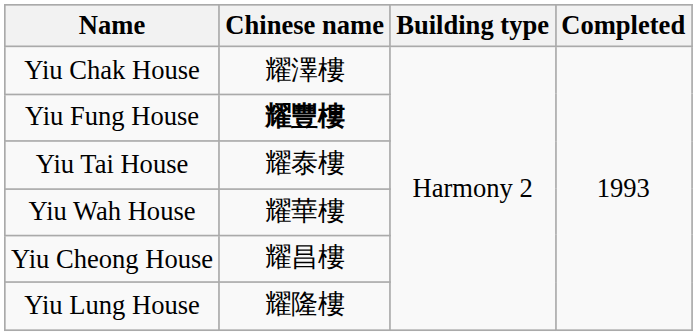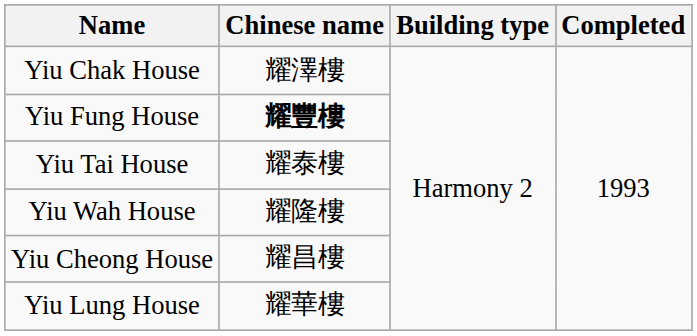(305, 210) 耀華樓 -> (305, 210) 耀隆樓
(305, 304) 耀隆樓 -> (305, 304) 耀華樓
